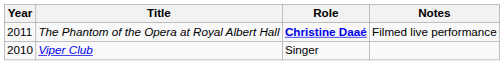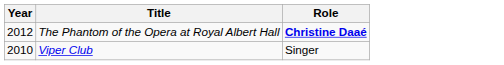- column: (434, 13)
(20, 32) 2011 -> (20, 32) 2012
